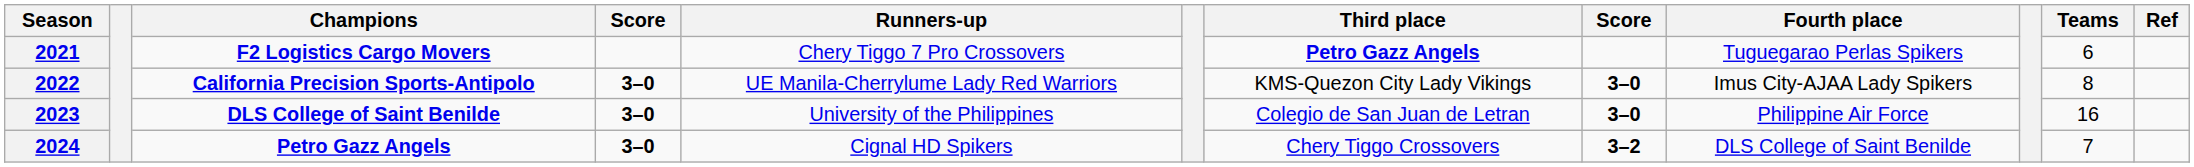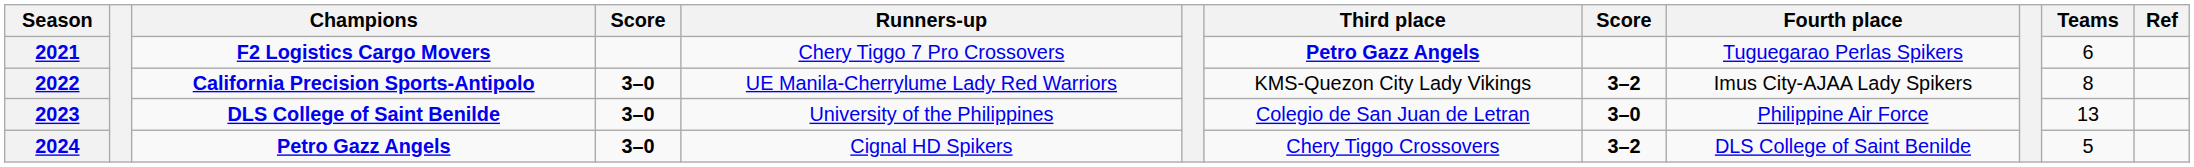(1624, 84) 3–0 -> (1624, 84) 3–2
(2088, 115) 16 -> (2088, 115) 13
(2088, 146) 7 -> (2088, 146) 5
